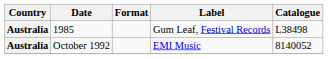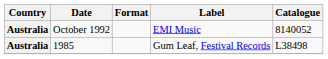rows swapped: (64, 29) <-> (82, 45)
